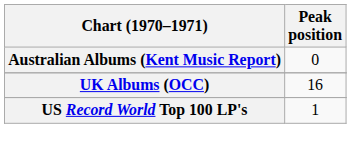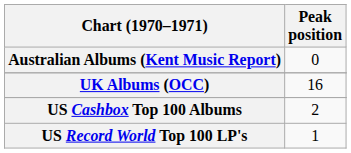+ row: (145, 110)
